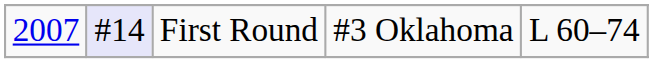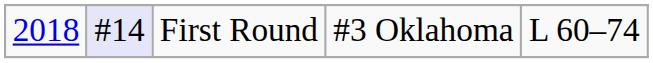(46, 30) 2007 -> (46, 30) 2018
